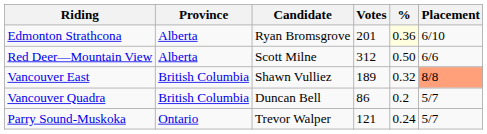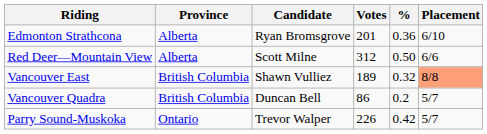(404, 35) lightyellow background -> (404, 35) no background
(366, 118) 121 -> (366, 118) 226
(404, 118) 0.24 -> (404, 118) 0.42
